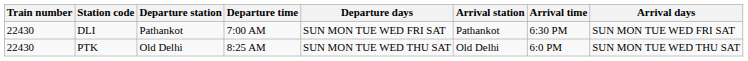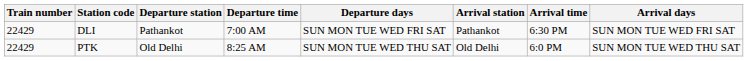(20, 30) 22430 -> (20, 30) 22429
(20, 47) 22430 -> (20, 47) 22429
